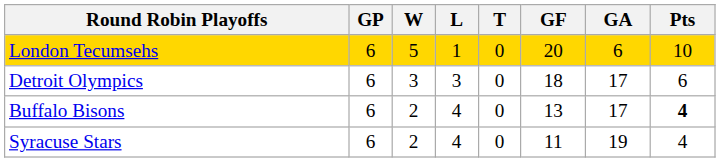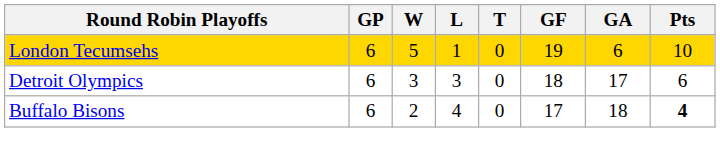(553, 50) 20 -> (553, 50) 19
(553, 111) 13 -> (553, 111) 17
(618, 111) 17 -> (618, 111) 18
- row: (65, 141)
